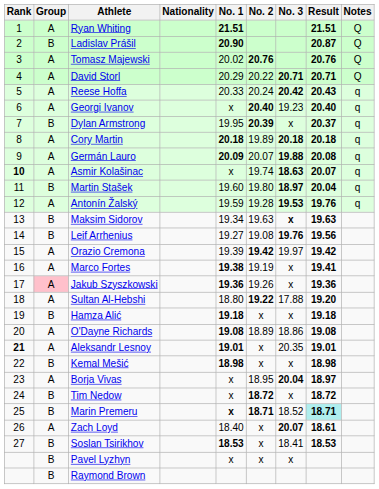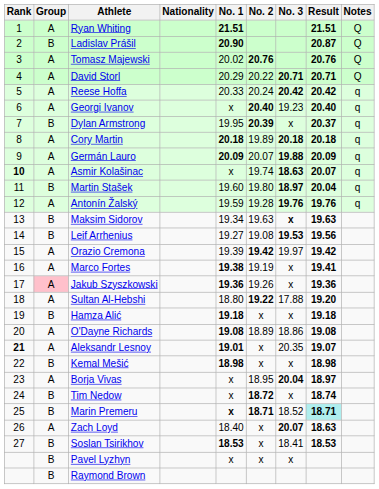(324, 92) 20.43 -> (324, 92) 20.42
(324, 156) 20.08 -> (324, 156) 20.09
(291, 204) 19.53 -> (291, 204) 19.76
(291, 236) 19.76 -> (291, 236) 19.53
(324, 348) 19.01 -> (324, 348) 19.07
(324, 396) 18.72 -> (324, 396) 18.74
(324, 428) 18.61 -> (324, 428) 18.63
